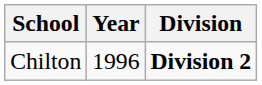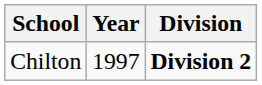(116, 60) 1996 -> (116, 60) 1997
